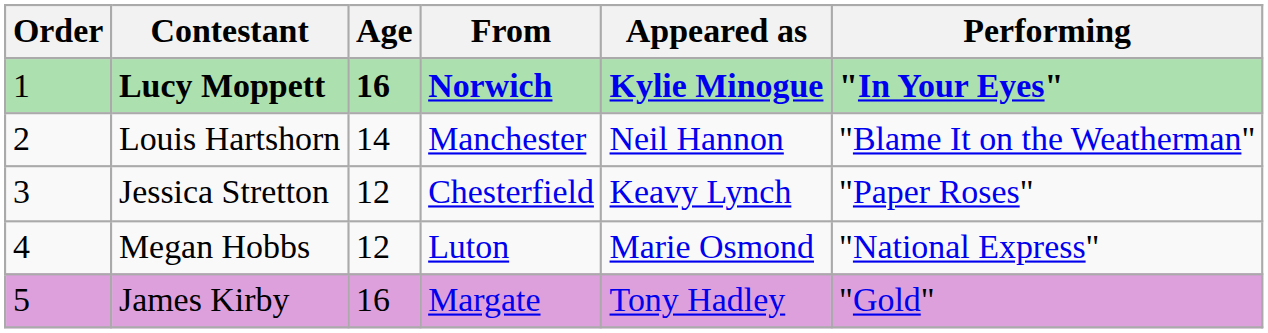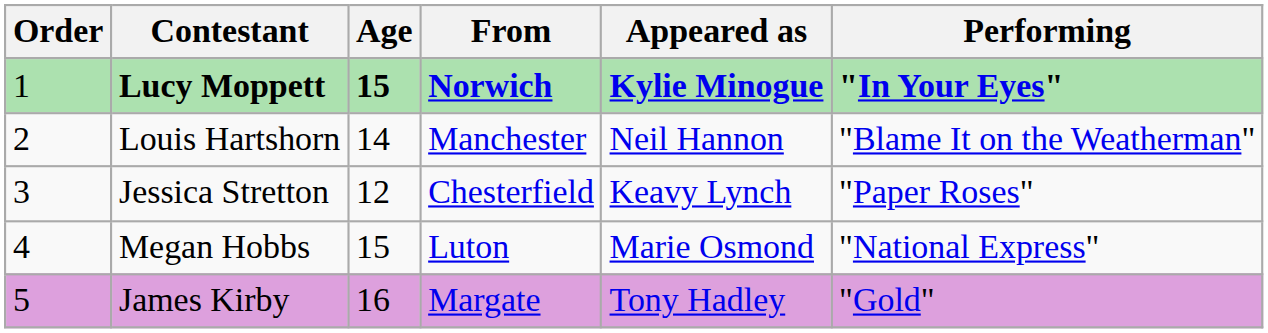(373, 85) 16 -> (373, 85) 15
(373, 246) 12 -> (373, 246) 15
